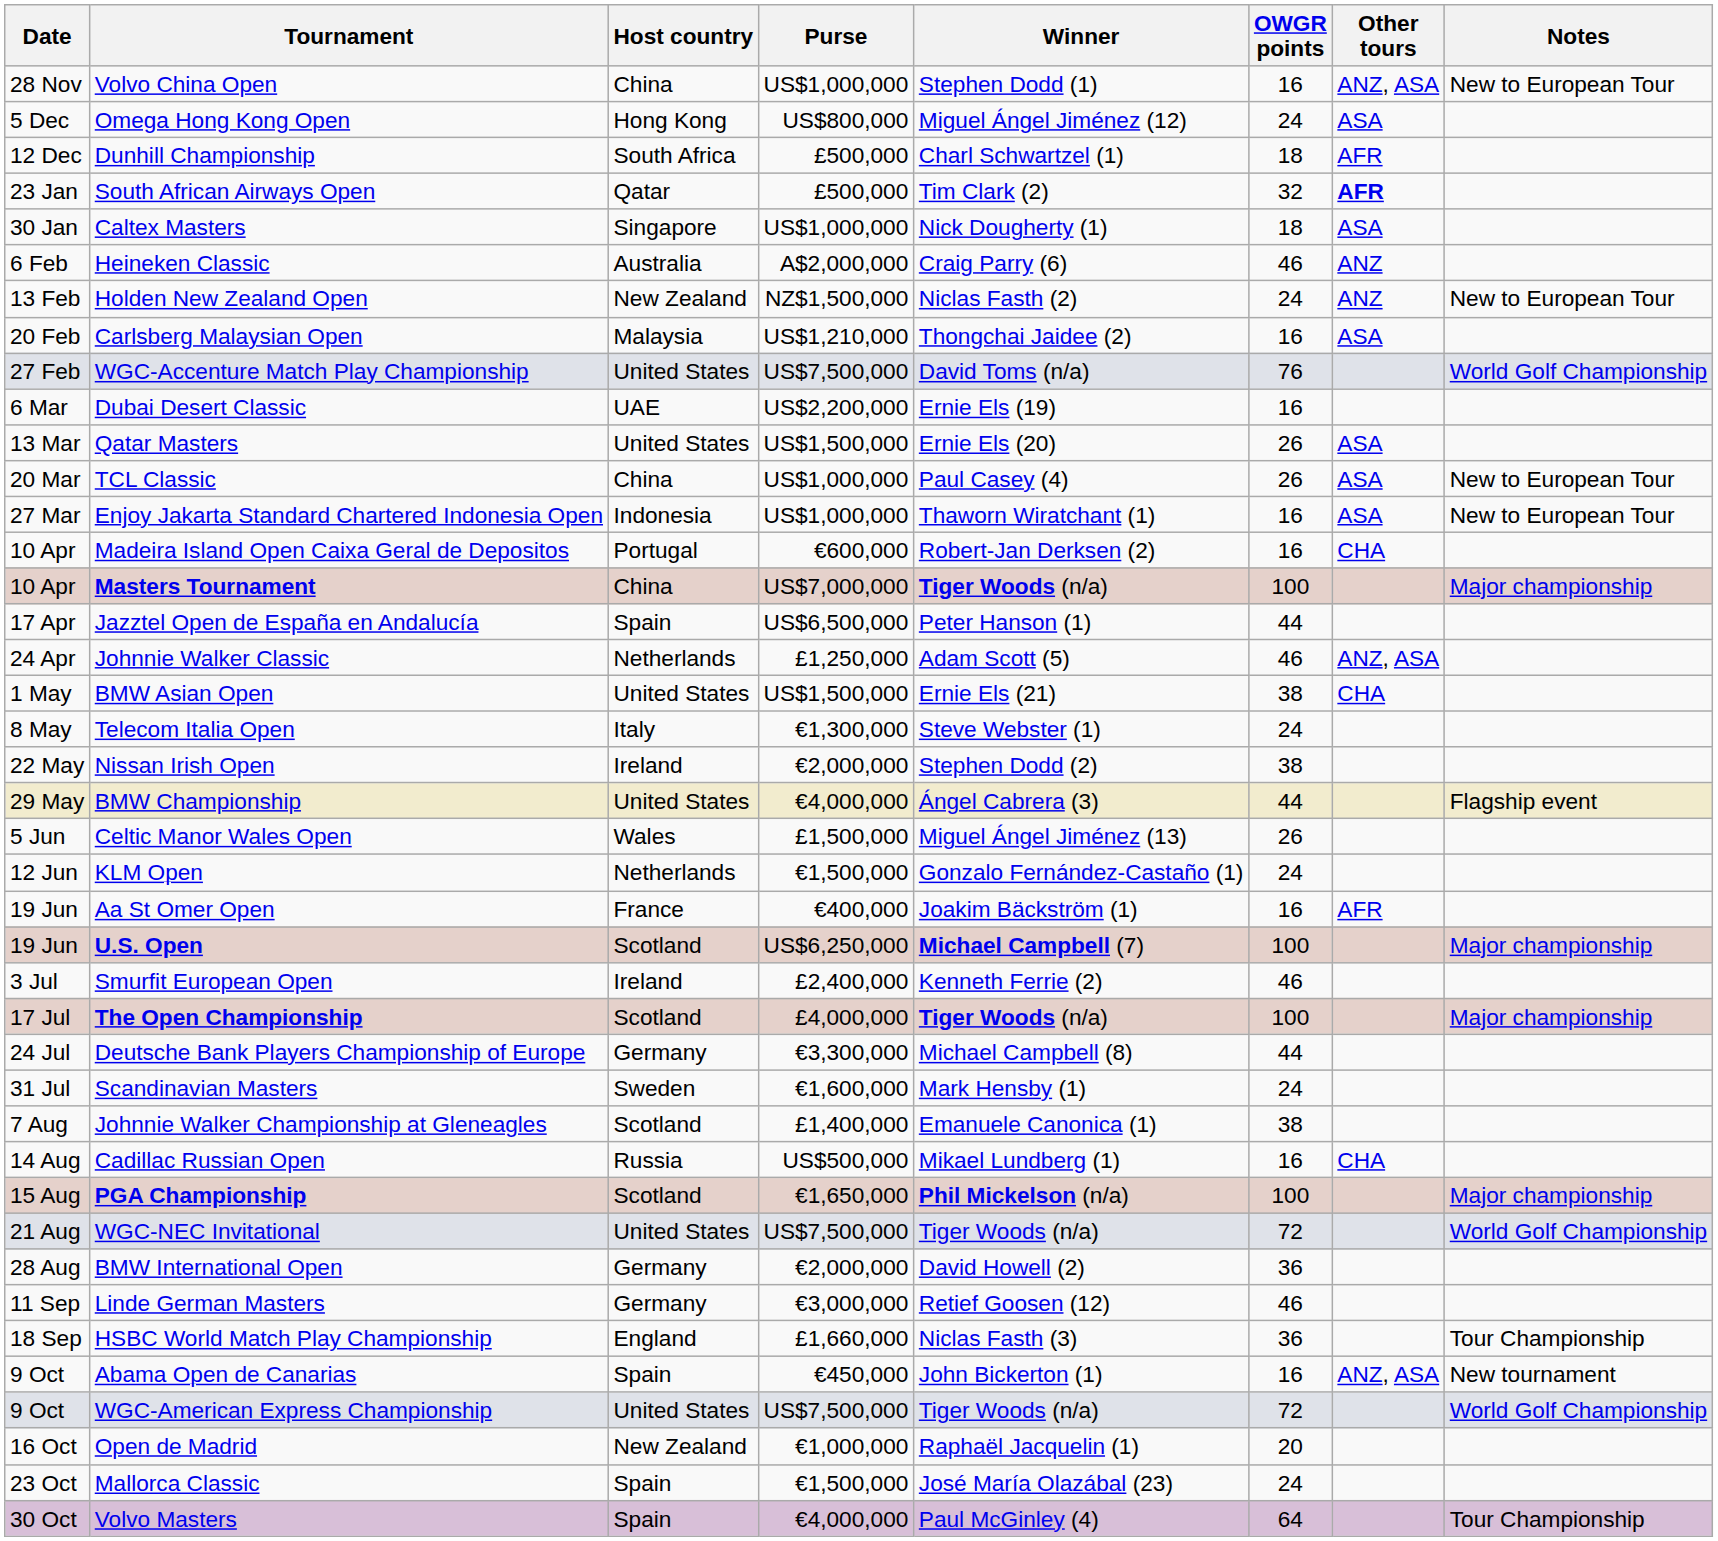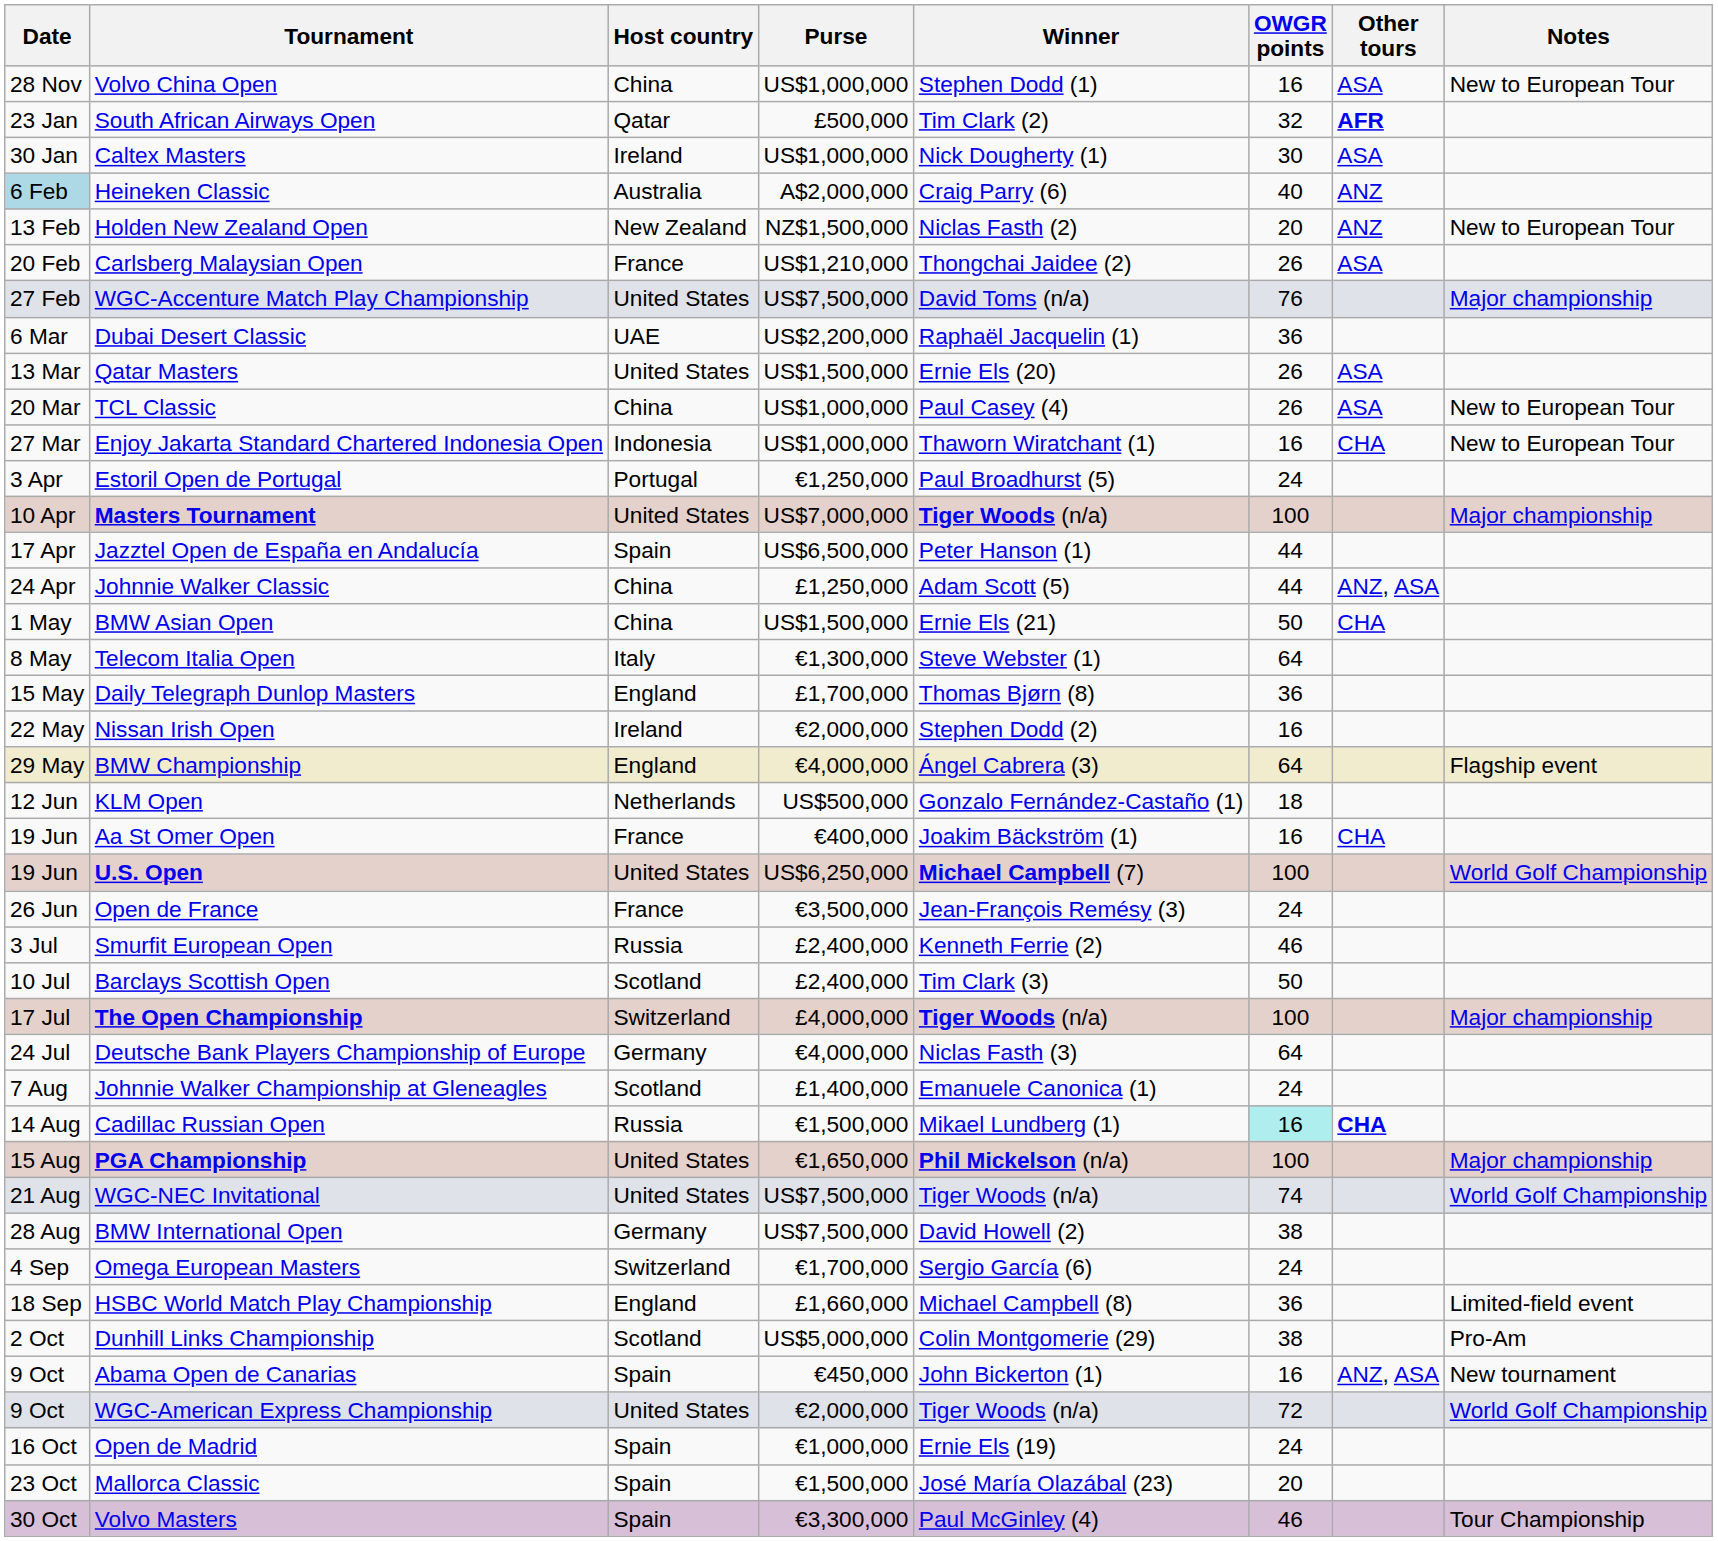(1388, 84) ANZ, ASA -> (1360, 84) ASA
- row: (222, 120)
- row: (205, 156)
(665, 227) Singapore -> (648, 156) Ireland
(1290, 227) 18 -> (1290, 156) 30
(39, 263) no background -> (39, 192) lightblue background
(1290, 263) 46 -> (1290, 192) 40
(1290, 299) 24 -> (1290, 227) 20
(658, 335) Malaysia -> (649, 263) France
(1290, 335) 16 -> (1290, 263) 26
(1578, 371) World Golf Championship -> (1551, 299) Major championship
(987, 407) Ernie Els (19) -> (1029, 335) Raphaël Jacquelin (1)
(1290, 407) 16 -> (1290, 335) 36
(1360, 514) ASA -> (1361, 443) CHA
+ row: (218, 478)
- row: (332, 550)
(643, 586) China -> (681, 514) United States
(675, 658) Netherlands -> (643, 586) China
(1290, 658) 46 -> (1290, 586) 44
(681, 694) United States -> (643, 622) China
(1290, 694) 38 -> (1290, 622) 50
(1290, 729) 24 -> (1290, 658) 64
+ row: (255, 694)
(1290, 765) 38 -> (1290, 729) 16
(681, 801) United States -> (655, 765) England
(1290, 801) 44 -> (1290, 765) 64
- row: (223, 837)
(852, 873) €1,500,000 -> (845, 801) US$500,000
(1290, 873) 24 -> (1290, 801) 18
(1360, 909) AFR -> (1361, 837) CHA
(658, 945) Scotland -> (681, 873) United States
(1551, 945) Major championship -> (1578, 873) World Golf Championship
+ row: (177, 909)
(648, 980) Ireland -> (648, 945) Russia
+ row: (212, 980)
(658, 1016) Scotland -> (672, 1016) Switzerland
(852, 1052) €3,300,000 -> (852, 1052) €4,000,000
(1026, 1052) Michael Campbell (8) -> (998, 1052) Niclas Fasth (3)
(1290, 1052) 44 -> (1290, 1052) 64
- row: (206, 1088)
(1290, 1124) 38 -> (1290, 1088) 24
(845, 1160) US$500,000 -> (852, 1124) €1,500,000
(1290, 1160) no background -> (1290, 1124) paleturquoise background
(1361, 1160) normal -> (1362, 1124) bold
(658, 1195) Scotland -> (681, 1160) United States
(1290, 1231) 72 -> (1290, 1195) 74
(852, 1267) €2,000,000 -> (836, 1231) US$7,500,000
(1290, 1267) 36 -> (1290, 1231) 38
+ row: (227, 1267)
- row: (210, 1303)
(998, 1339) Niclas Fasth (3) -> (1026, 1303) Michael Campbell (8)
(1547, 1339) Tour Championship -> (1542, 1303) Limited-field event
+ row: (234, 1339)
(836, 1411) US$7,500,000 -> (852, 1411) €2,000,000
(680, 1446) New Zealand -> (642, 1446) Spain
(1029, 1446) Raphaël Jacquelin (1) -> (987, 1446) Ernie Els (19)
(1290, 1446) 20 -> (1290, 1446) 24
(1290, 1482) 24 -> (1290, 1482) 20
(852, 1518) €4,000,000 -> (852, 1518) €3,300,000
(1290, 1518) 64 -> (1290, 1518) 46
